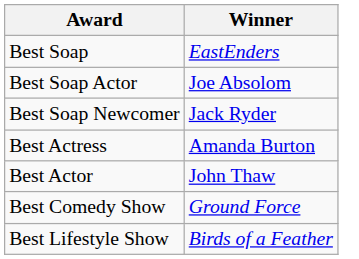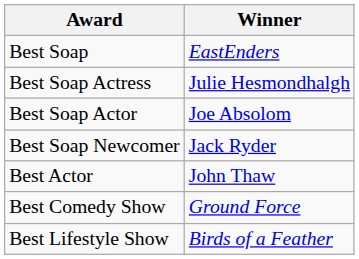+ row: (80, 82)
- row: (58, 144)
